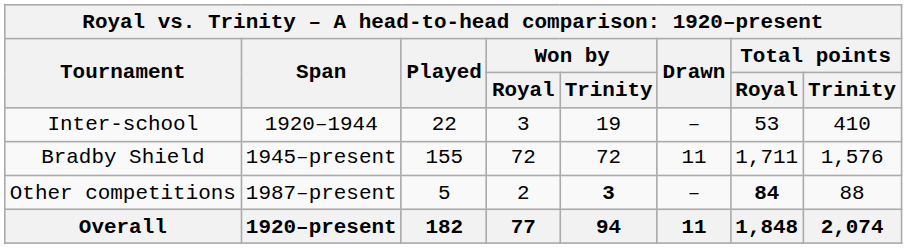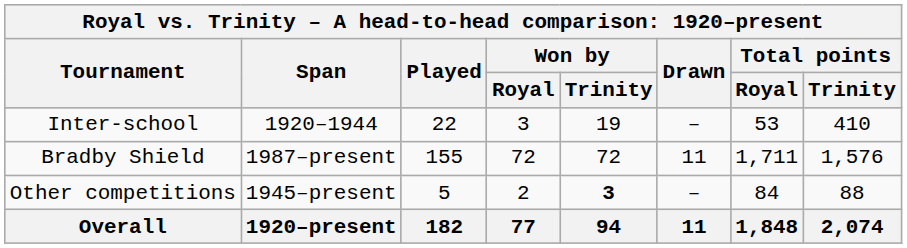(321, 158) 1945–present -> (321, 158) 1987–present
(321, 192) 1987–present -> (321, 192) 1945–present
(767, 192) bold -> (767, 192) normal
